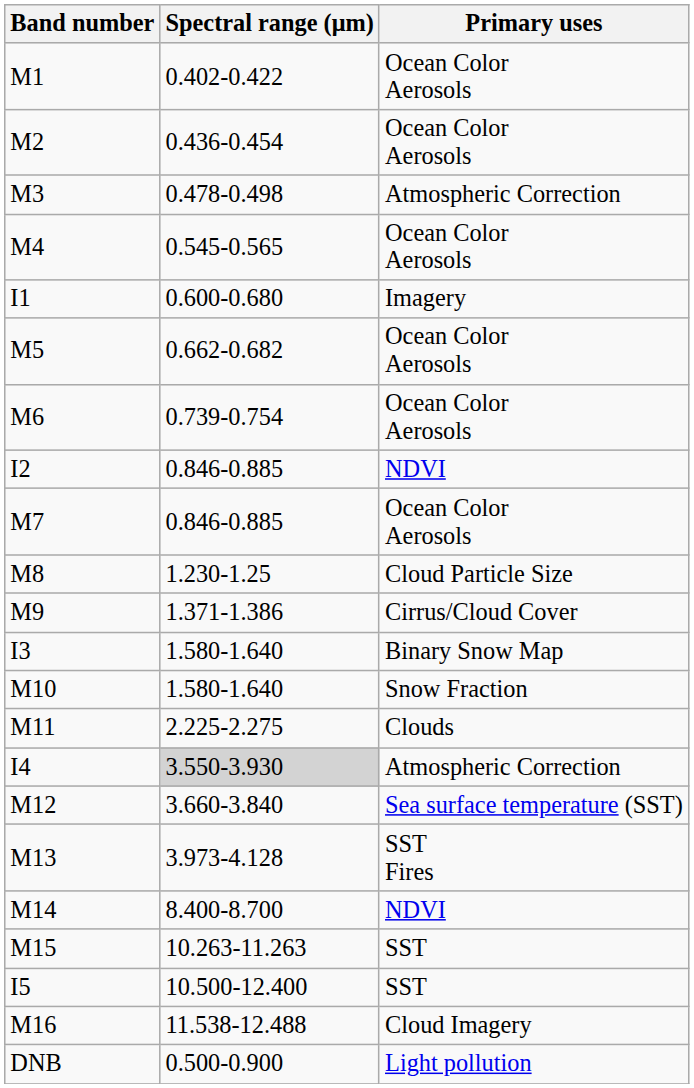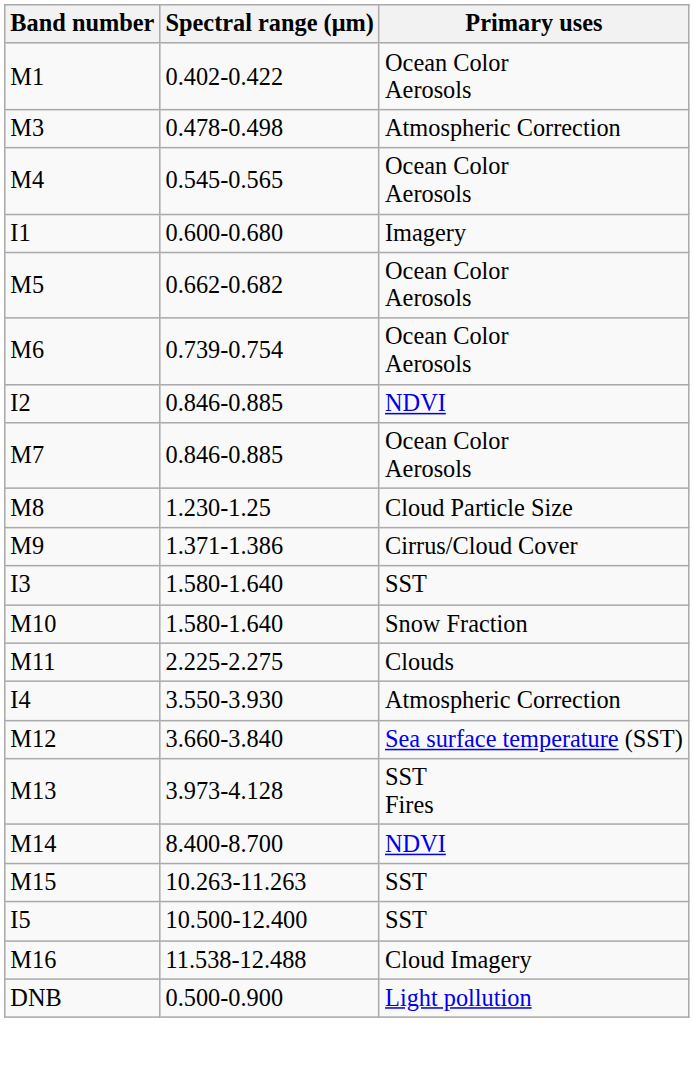- row: (27, 141)
(474, 650) Binary Snow Map -> (406, 584) SST
(224, 766) lightgrey background -> (224, 700) no background
